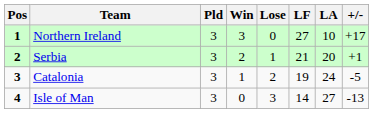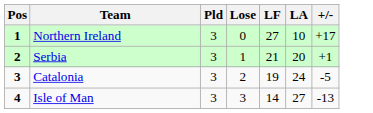- column: (242, 14)
